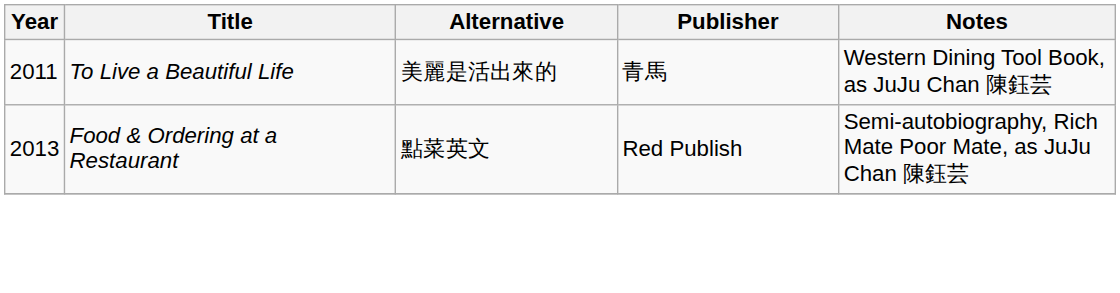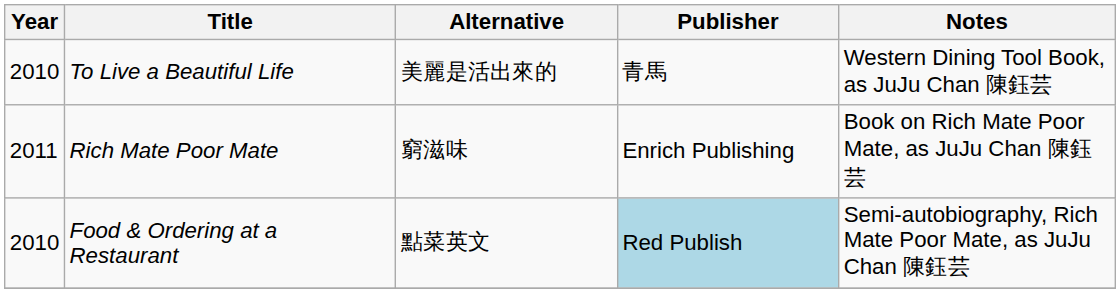(34, 72) 2011 -> (35, 72) 2010
+ row: (174, 151)
(35, 148) 2013 -> (35, 242) 2010
(682, 148) no background -> (682, 242) lightblue background
